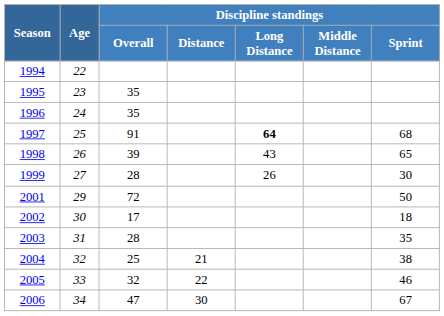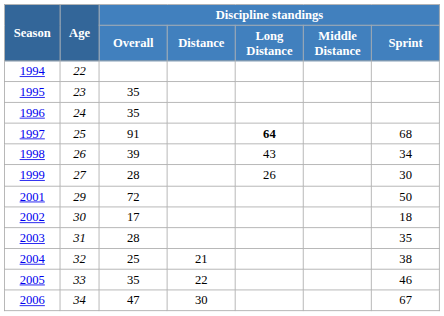(406, 154) 65 -> (406, 154) 34
(133, 279) 32 -> (133, 279) 35
